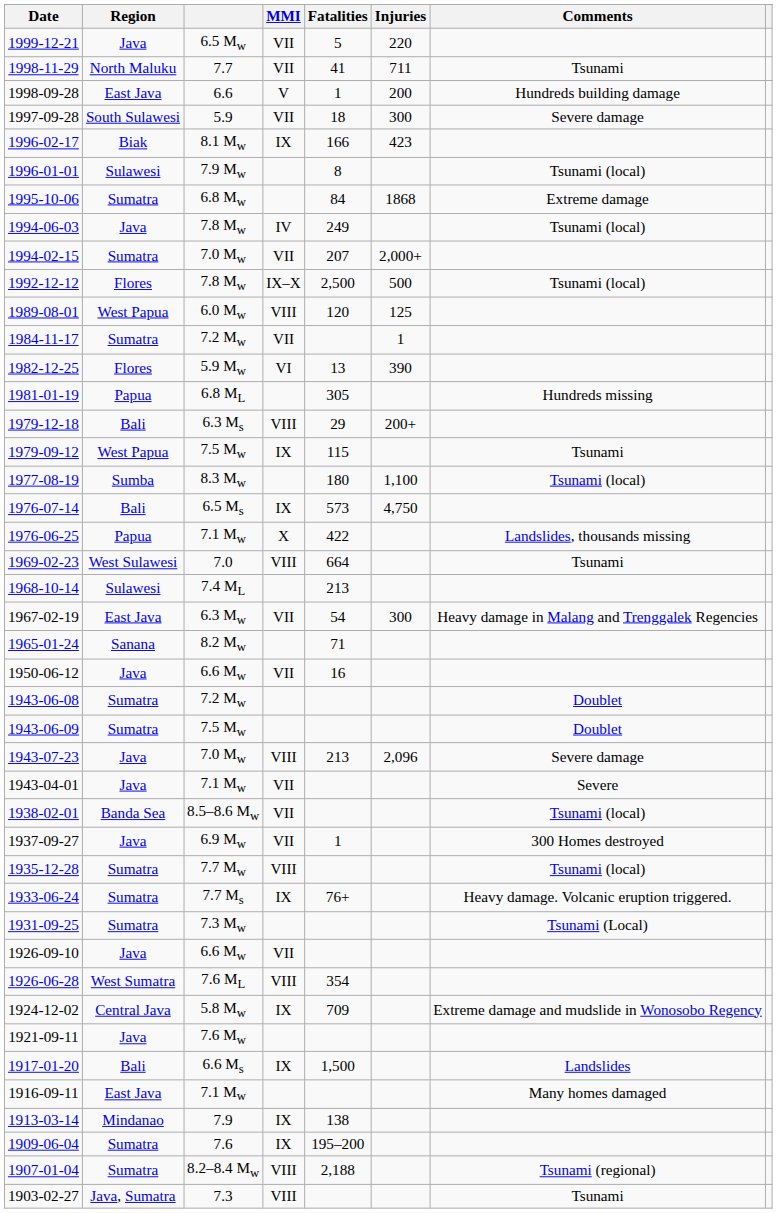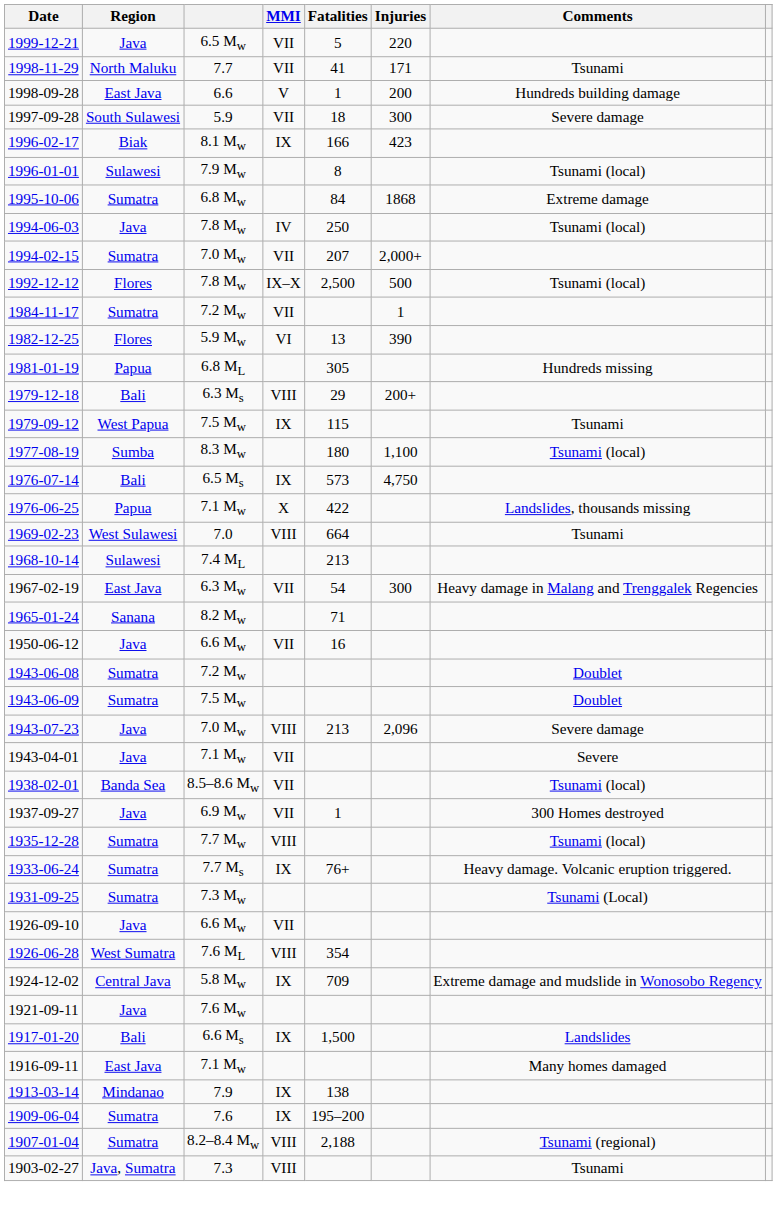(400, 68) 711 -> (400, 68) 171
(338, 227) 249 -> (338, 227) 250
- row: (43, 311)
